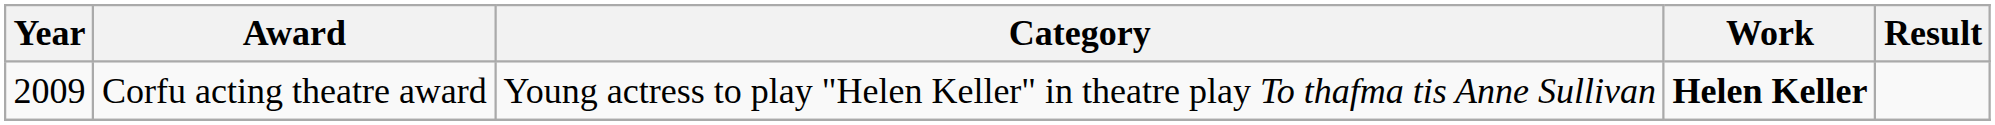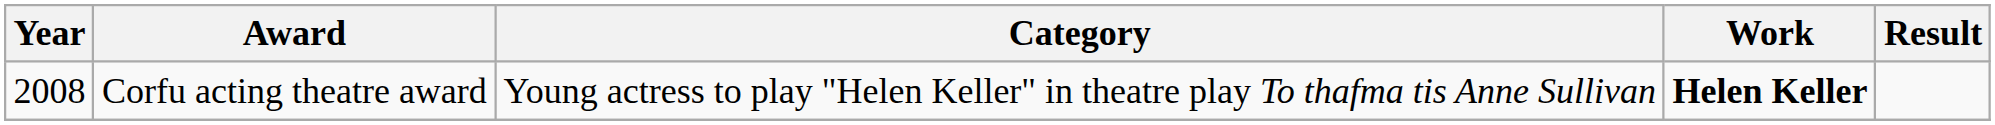(49, 90) 2009 -> (49, 90) 2008
